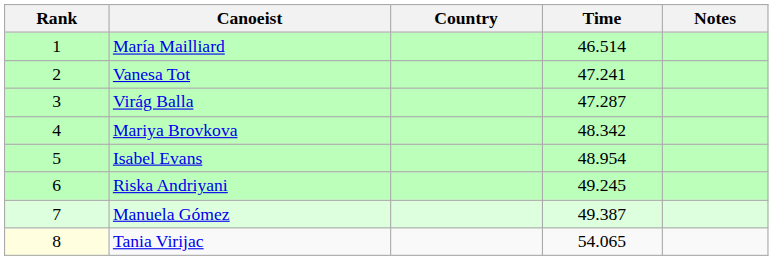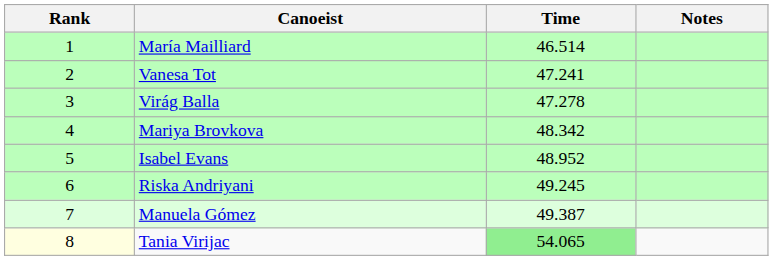- column: (466, 18)
(602, 102) 47.287 -> (561, 102) 47.278
(602, 158) 48.954 -> (561, 158) 48.952
(602, 241) no background -> (561, 241) lightgreen background
